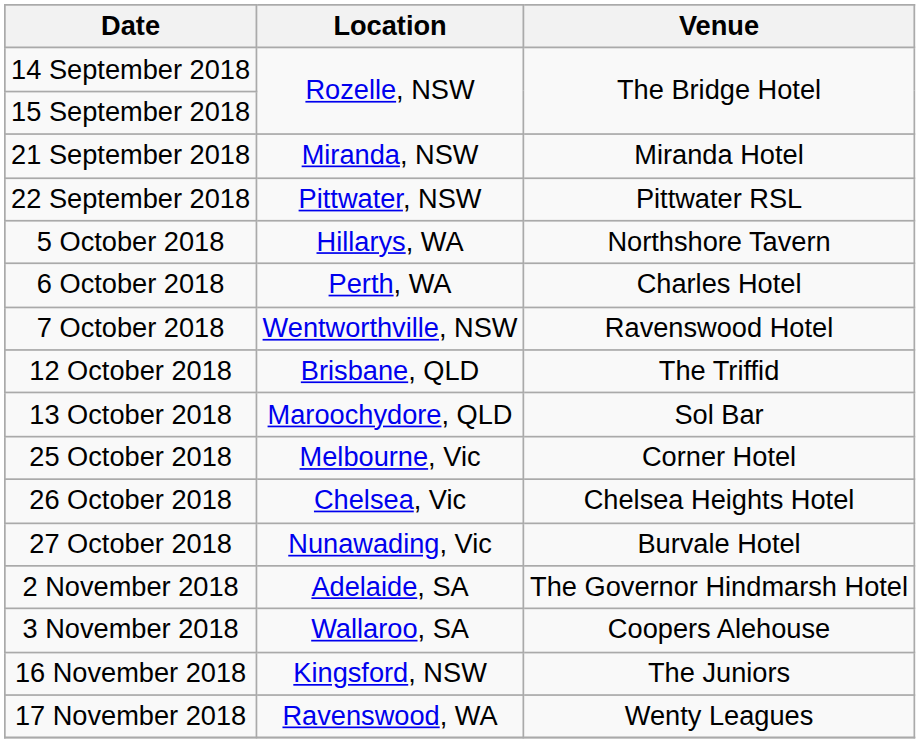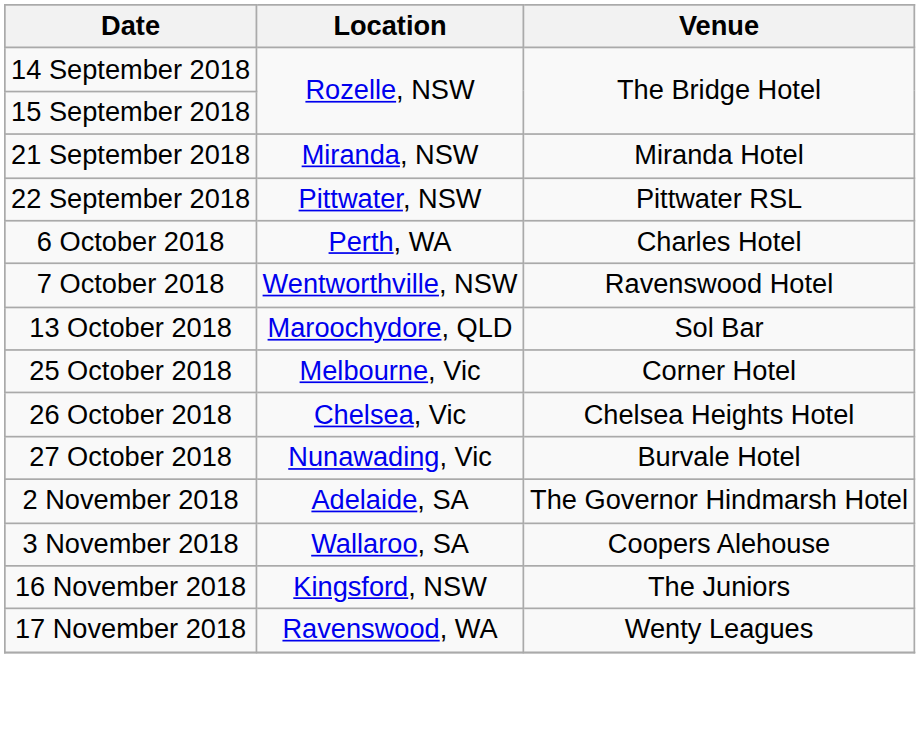- row: (131, 241)
- row: (131, 371)
